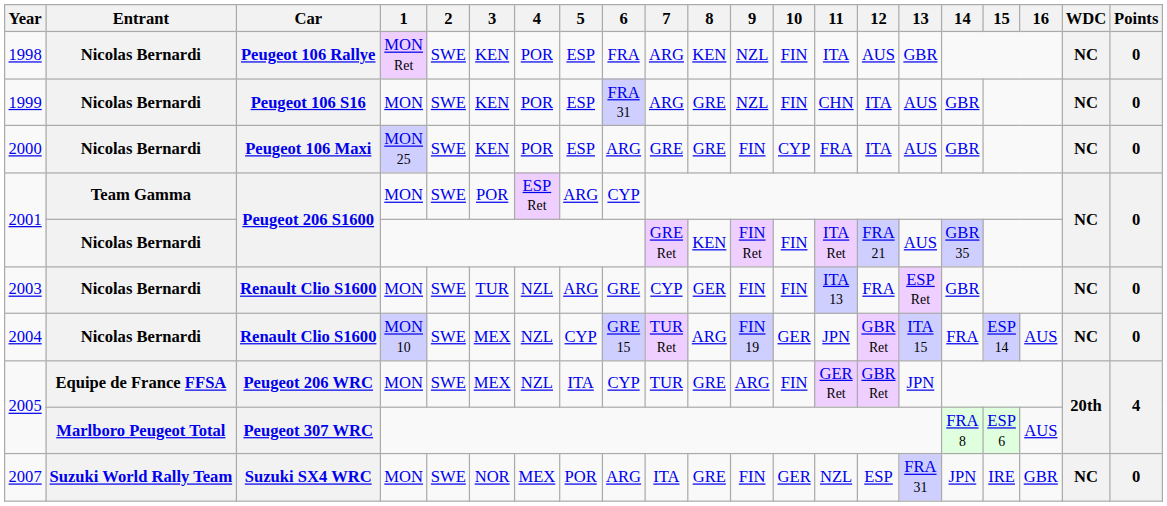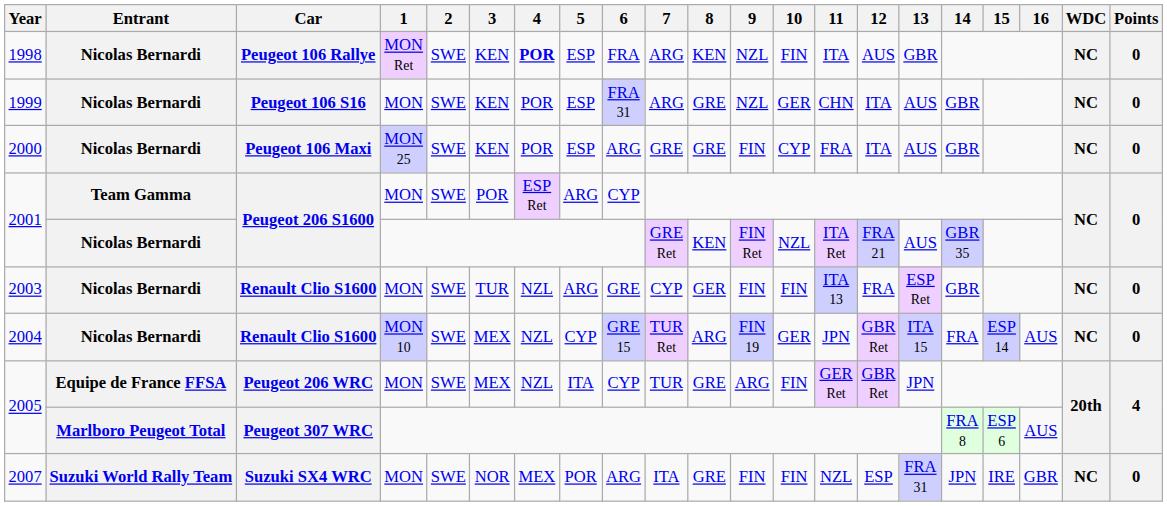(537, 54) normal -> (537, 54) bold
(794, 101) FIN -> (794, 101) GER
(794, 242) FIN -> (794, 242) NZL
(794, 476) GER -> (794, 476) FIN
